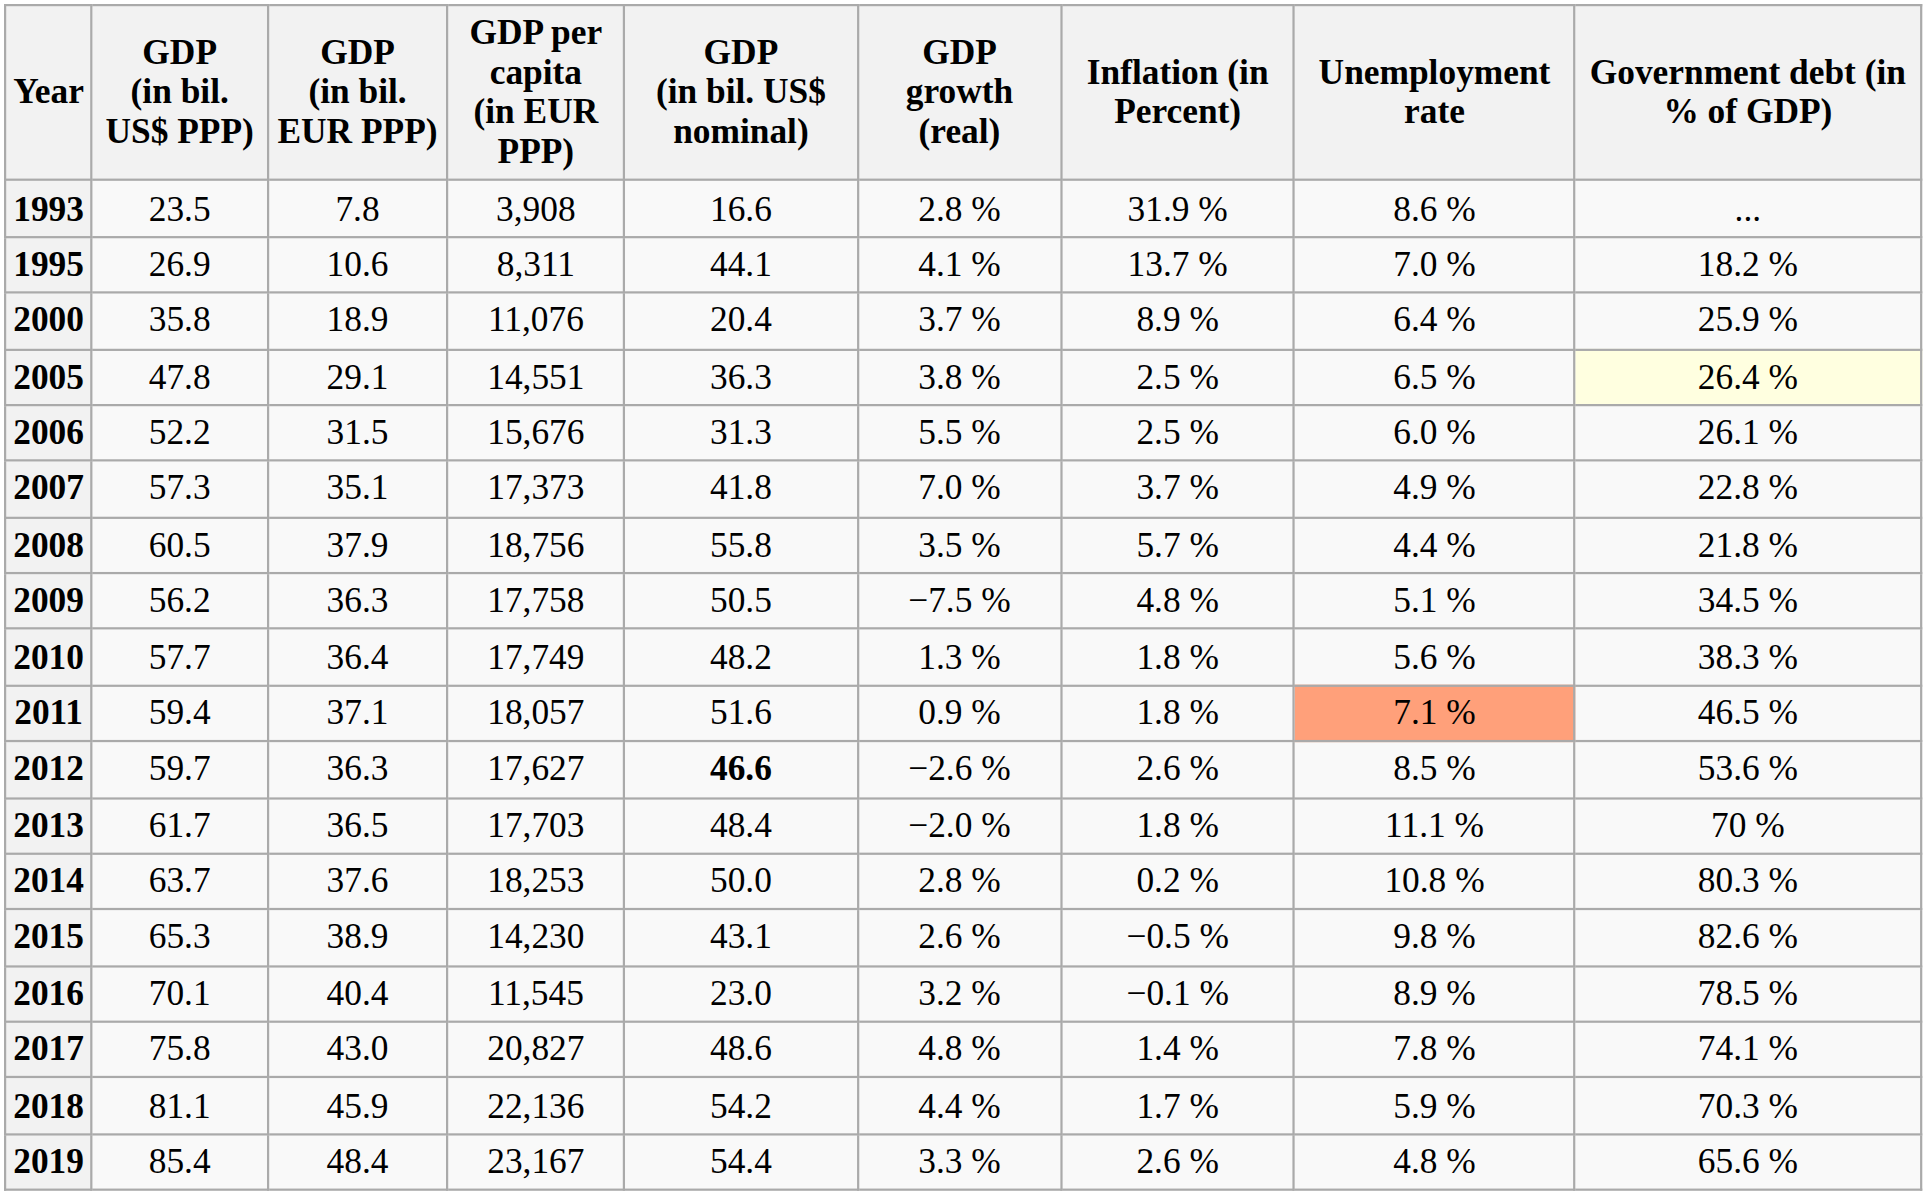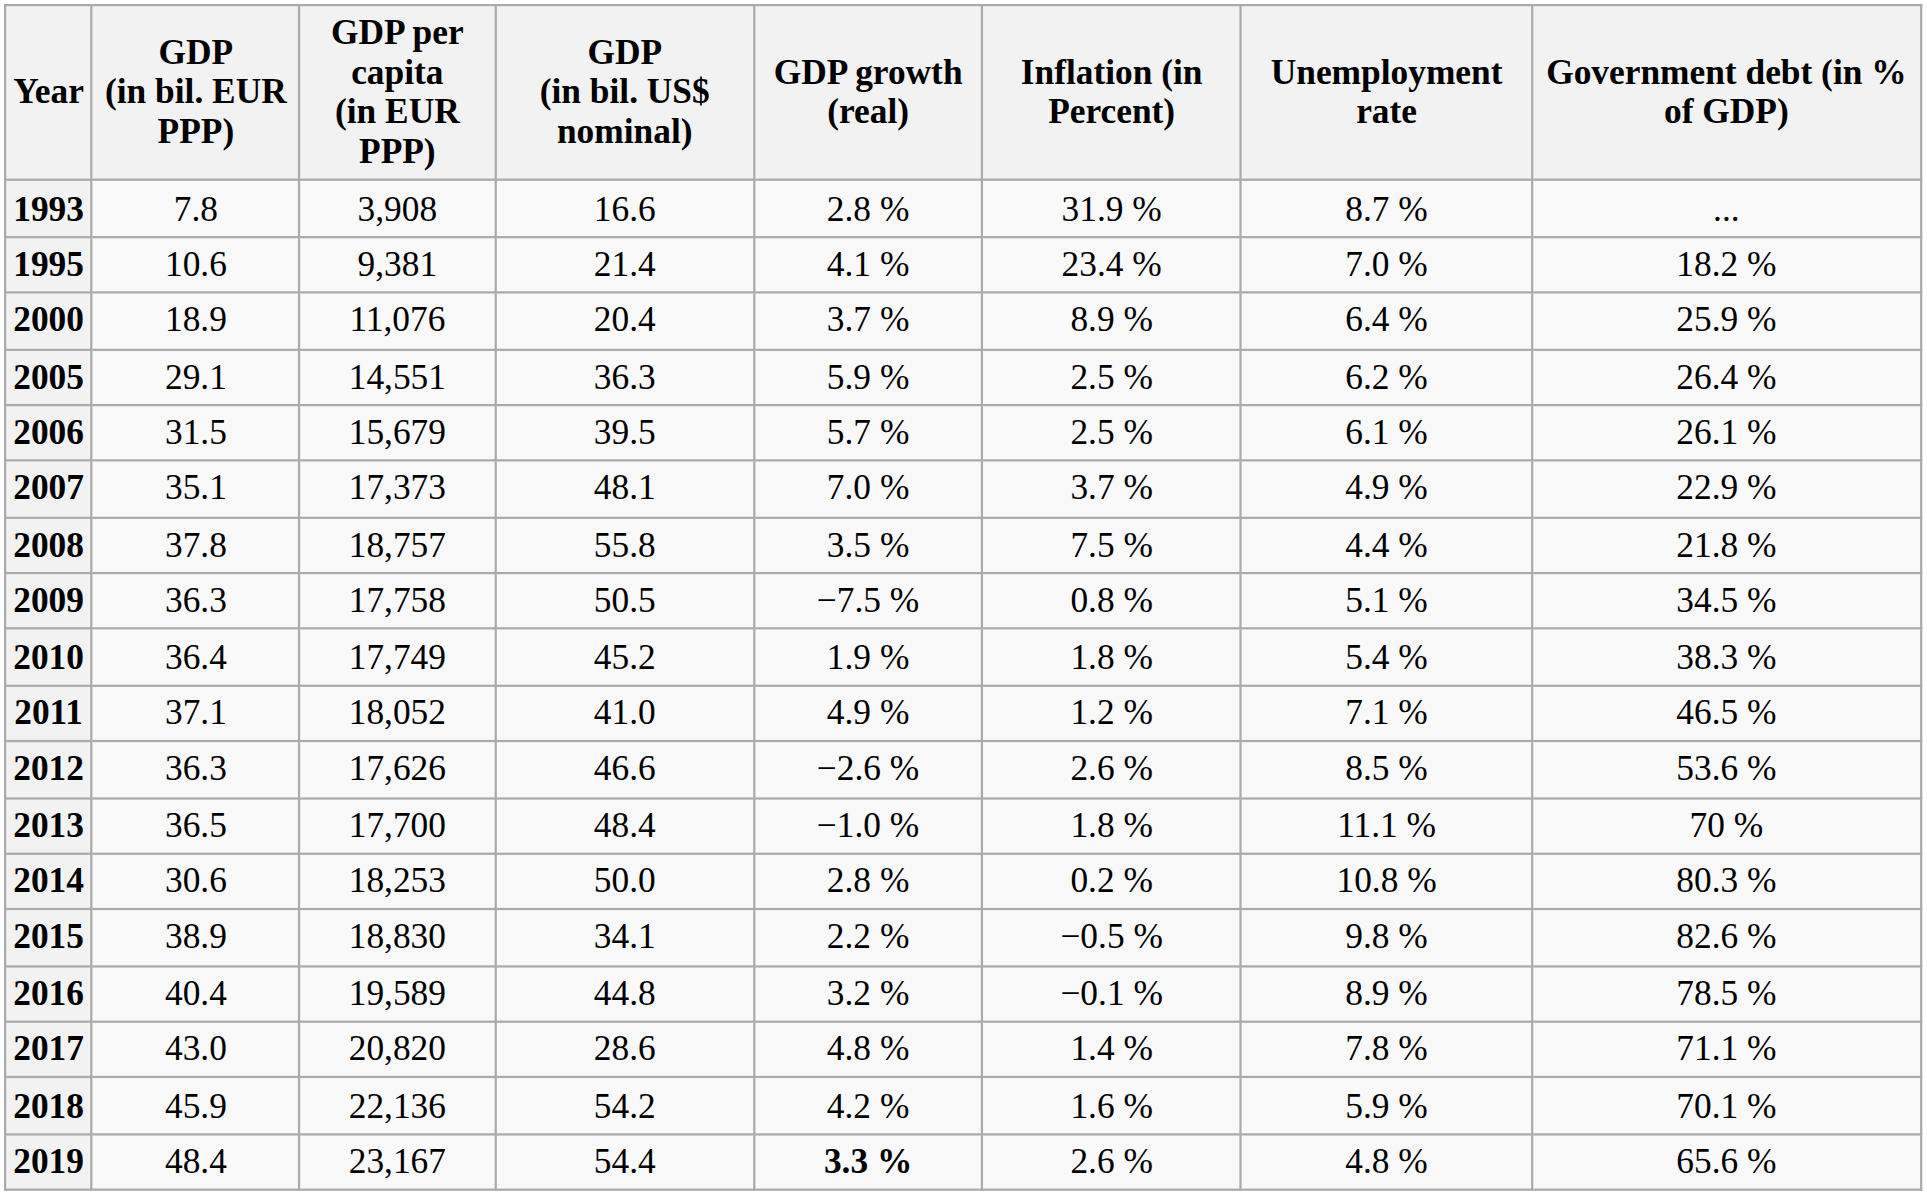- column: (180, 92)
(1435, 207) 8.6 % -> (1387, 207) 8.7 %
(536, 264) 8,311 -> (397, 264) 9,381
(741, 264) 44.1 -> (625, 264) 21.4
(1178, 264) 13.7 % -> (1112, 264) 23.4 %
(959, 376) 3.8 % -> (868, 376) 5.9 %
(1435, 376) 6.5 % -> (1387, 376) 6.2 %
(1748, 376) lightyellow background -> (1726, 376) no background
(536, 432) 15,676 -> (397, 432) 15,679
(741, 432) 31.3 -> (625, 432) 39.5
(959, 432) 5.5 % -> (868, 432) 5.7 %
(1435, 432) 6.0 % -> (1387, 432) 6.1 %
(741, 488) 41.8 -> (625, 488) 48.1
(1748, 488) 22.8 % -> (1726, 488) 22.9 %
(358, 544) 37.9 -> (196, 544) 37.8
(536, 544) 18,756 -> (397, 544) 18,757
(1178, 544) 5.7 % -> (1112, 544) 7.5 %
(1178, 600) 4.8 % -> (1112, 600) 0.8 %
(741, 656) 48.2 -> (625, 656) 45.2
(959, 656) 1.3 % -> (868, 656) 1.9 %
(1435, 656) 5.6 % -> (1387, 656) 5.4 %
(536, 712) 18,057 -> (397, 712) 18,052
(741, 712) 51.6 -> (625, 712) 41.0
(959, 712) 0.9 % -> (868, 712) 4.9 %
(1178, 712) 1.8 % -> (1112, 712) 1.2 %
(1435, 712) lightsalmon background -> (1387, 712) no background
(536, 768) 17,627 -> (397, 768) 17,626
(741, 768) bold -> (625, 768) normal
(536, 824) 17,703 -> (397, 824) 17,700
(959, 824) −2.0 % -> (868, 824) −1.0 %
(358, 880) 37.6 -> (196, 880) 30.6
(536, 936) 14,230 -> (397, 936) 18,830
(741, 936) 43.1 -> (625, 936) 34.1
(959, 936) 2.6 % -> (868, 936) 2.2 %
(536, 993) 11,545 -> (397, 993) 19,589
(741, 993) 23.0 -> (625, 993) 44.8
(536, 1049) 20,827 -> (397, 1049) 20,820
(741, 1049) 48.6 -> (625, 1049) 28.6
(1748, 1049) 74.1 % -> (1726, 1049) 71.1 %
(959, 1105) 4.4 % -> (868, 1105) 4.2 %
(1178, 1105) 1.7 % -> (1112, 1105) 1.6 %
(1748, 1105) 70.3 % -> (1726, 1105) 70.1 %
(959, 1161) normal -> (868, 1161) bold
